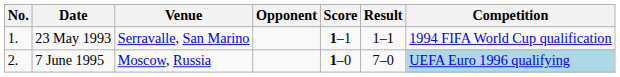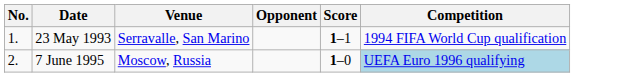- column: (383, 15)
